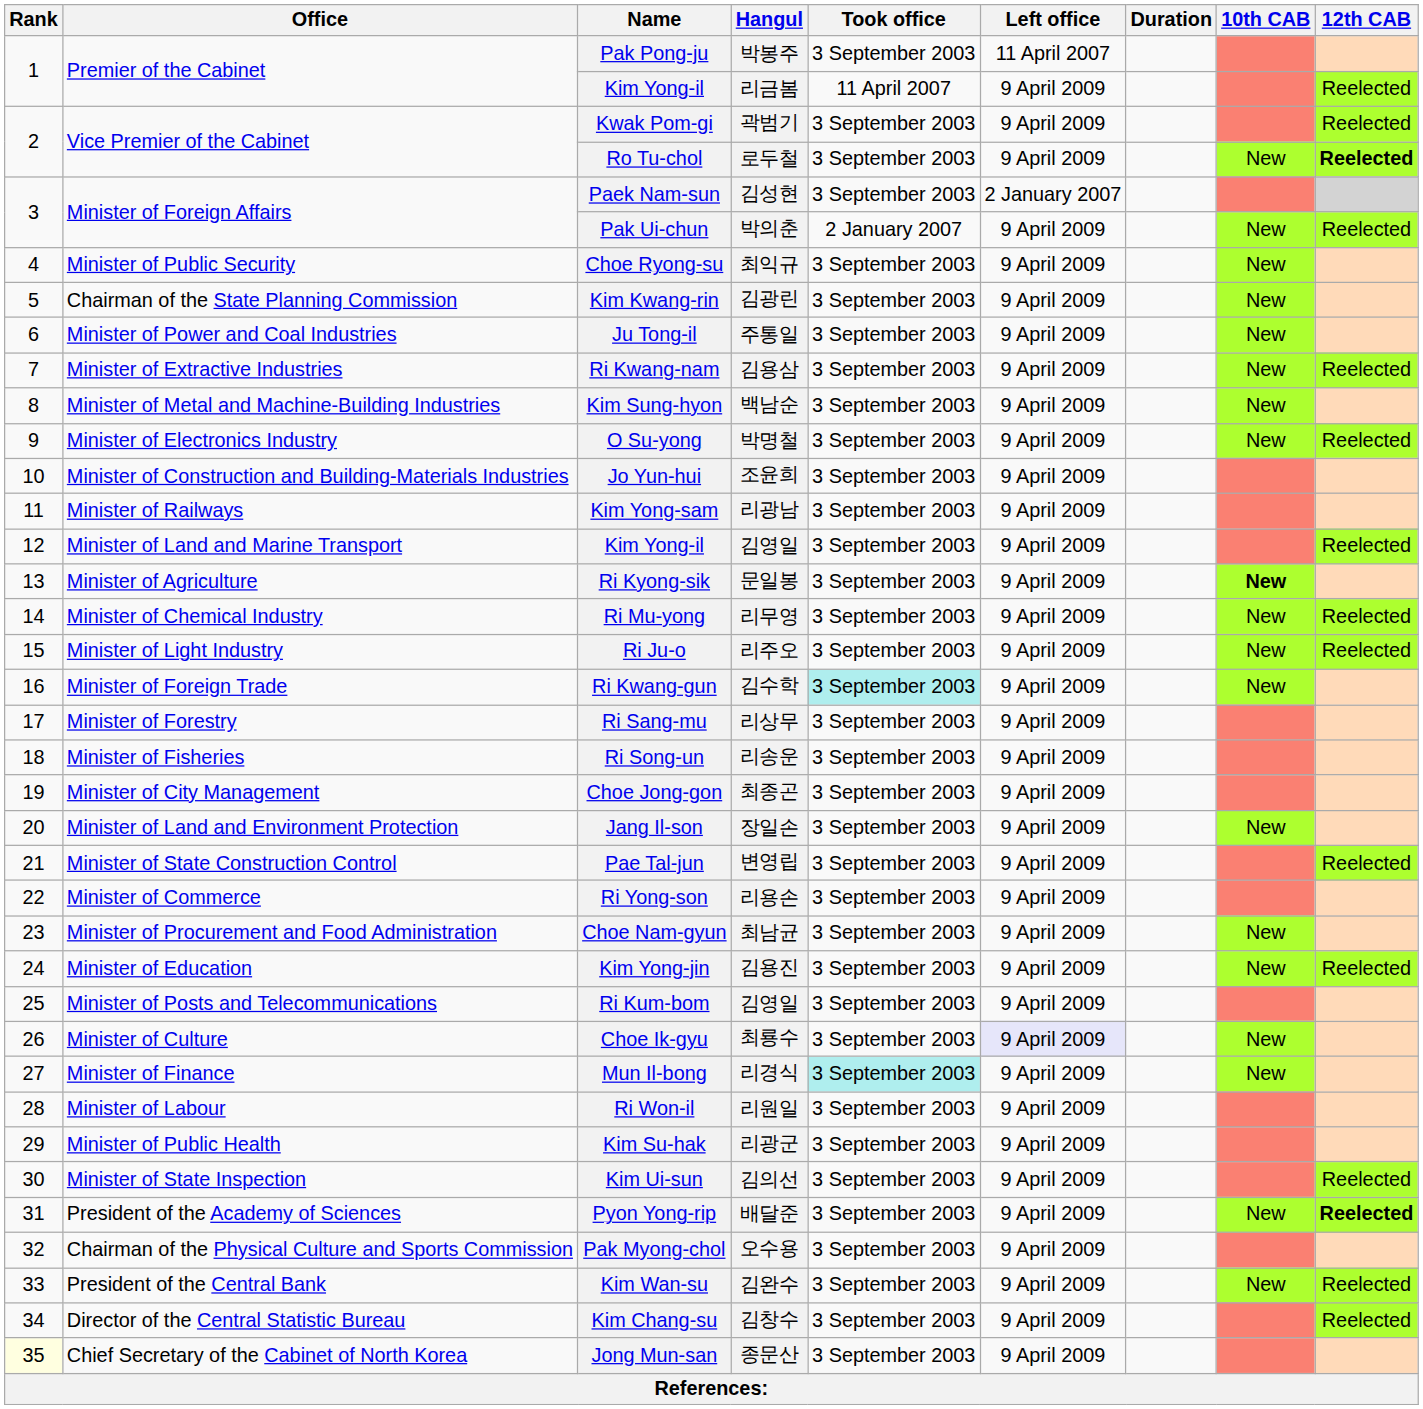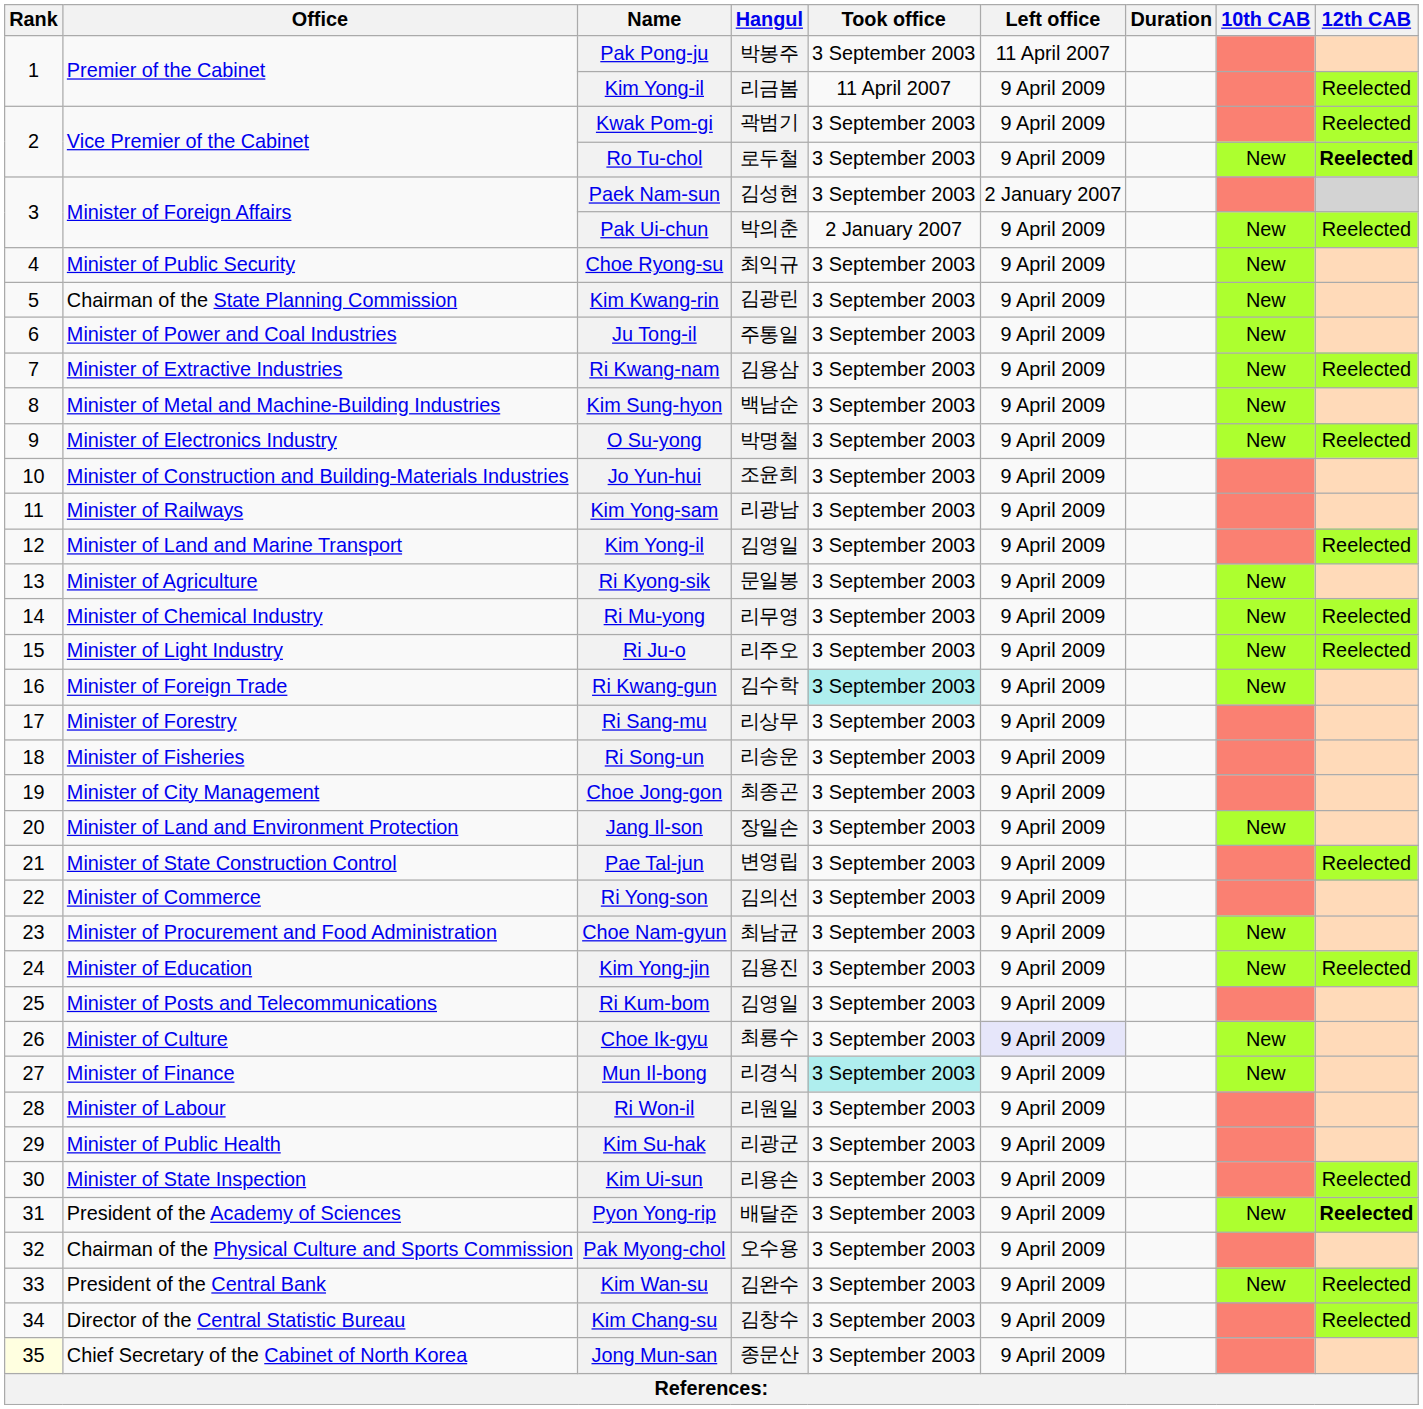(1266, 581) bold -> (1266, 581) normal
(769, 897) 리용손 -> (769, 897) 김의선
(769, 1178) 김의선 -> (769, 1178) 리용손
